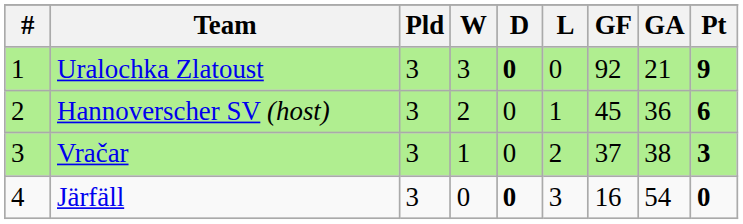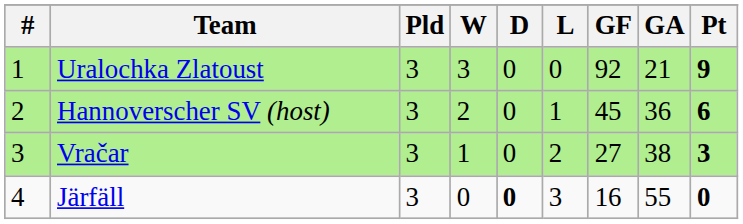(509, 68) bold -> (509, 68) normal
(608, 153) 37 -> (608, 153) 27
(658, 196) 54 -> (658, 196) 55
